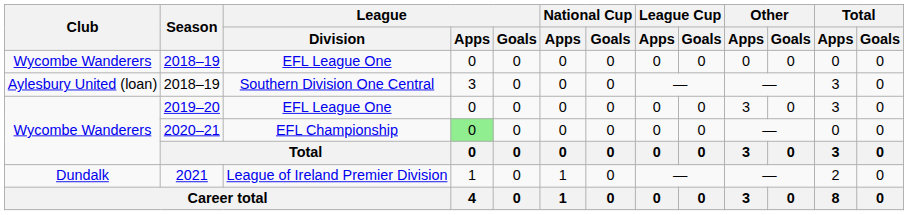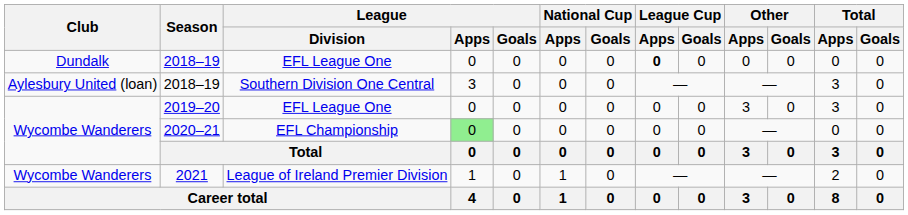(82, 61) Wycombe Wanderers -> (82, 61) Dundalk
(657, 61) normal -> (657, 61) bold
(82, 175) Dundalk -> (82, 175) Wycombe Wanderers
